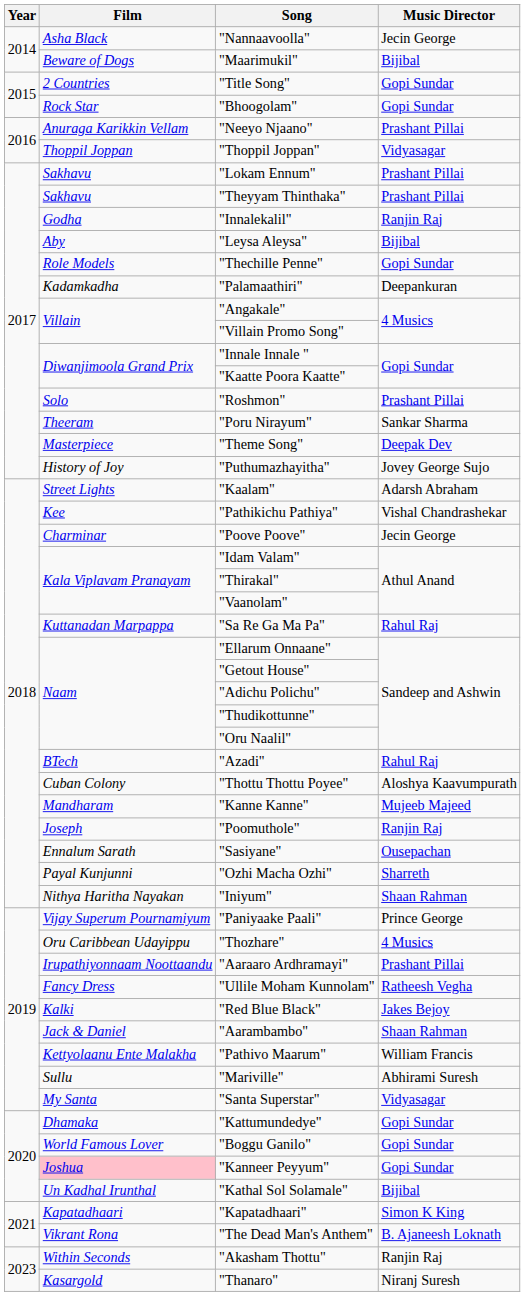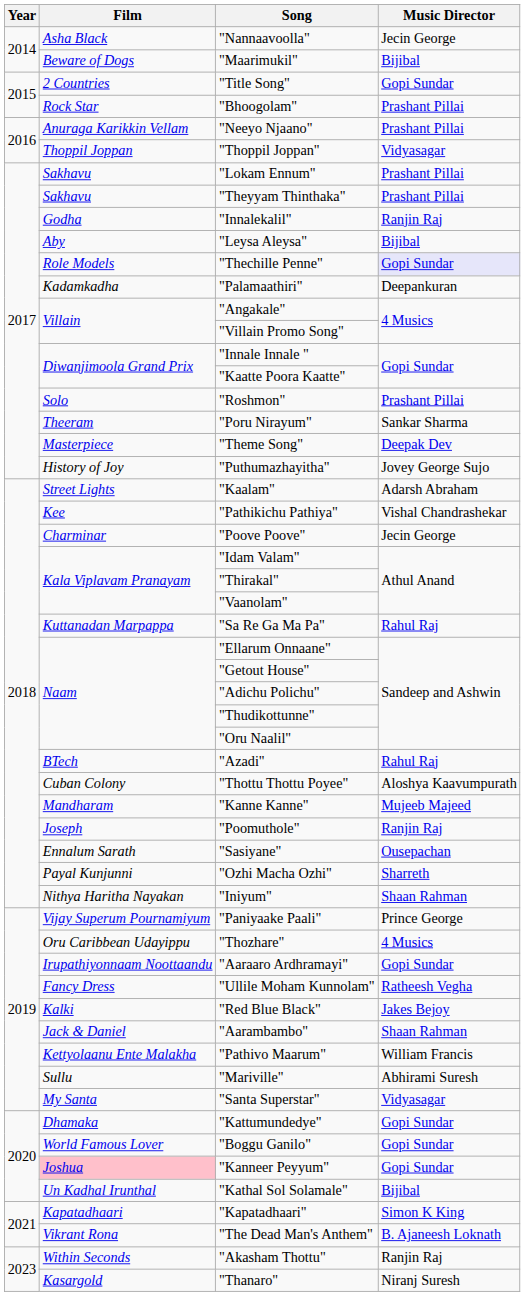(417, 106) Gopi Sundar -> (423, 106) Prashant Pillai
(417, 264) no background -> (417, 264) lavender background
(423, 964) Prashant Pillai -> (417, 964) Gopi Sundar
